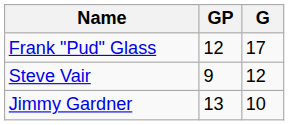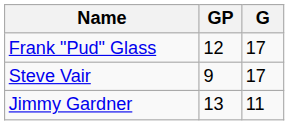(256, 76) 12 -> (256, 76) 17
(256, 104) 10 -> (255, 104) 11
